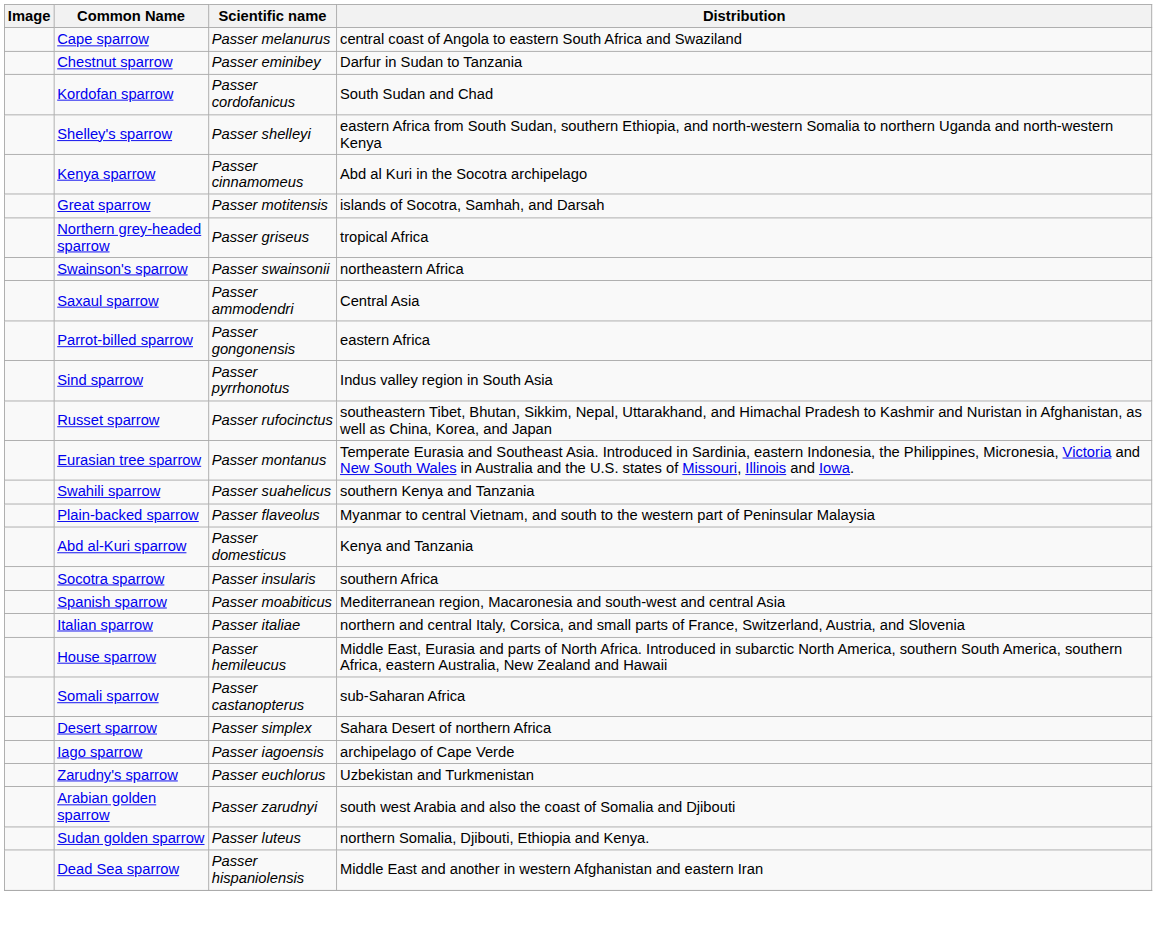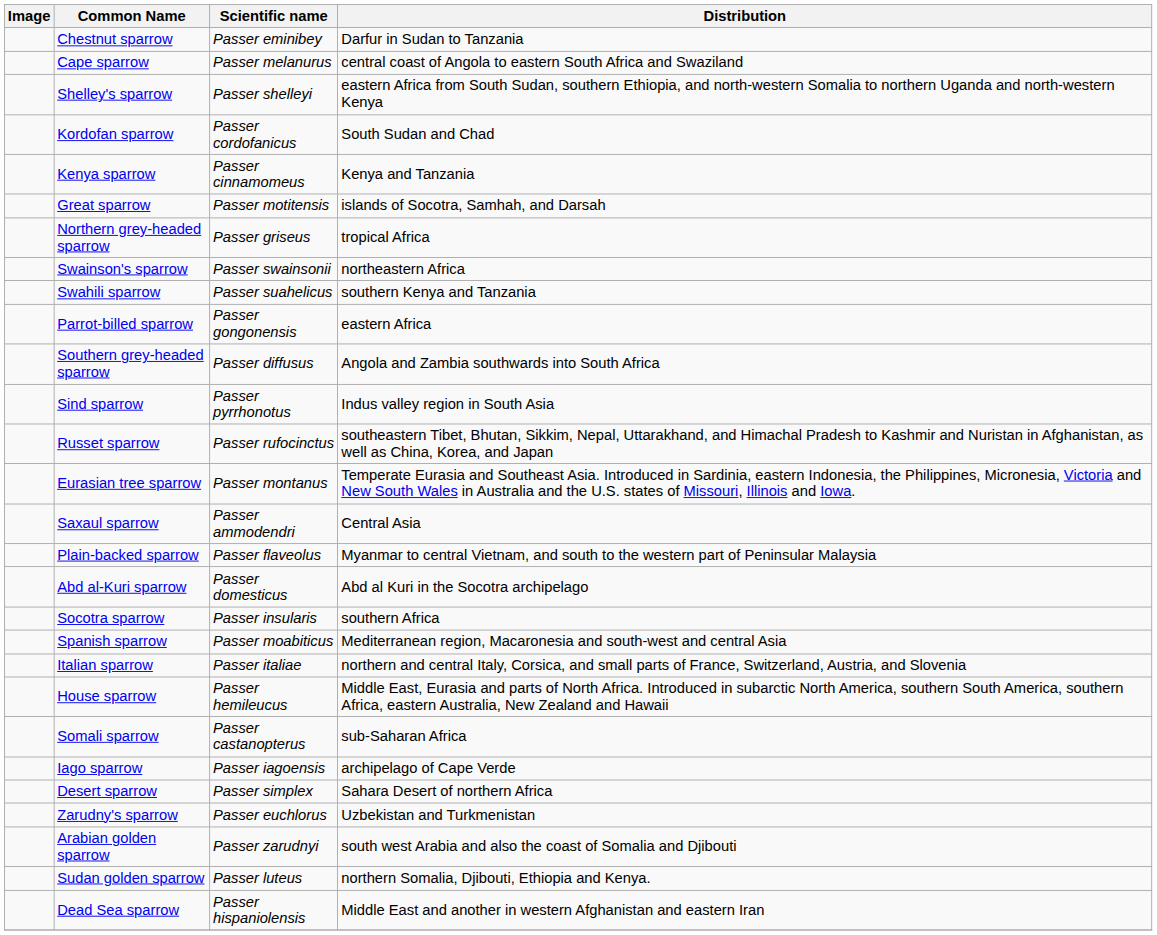rows swapped: (103, 39) <-> (115, 62)
rows swapped: (115, 94) <-> (115, 134)
(464, 174) Abd al Kuri in the Socotra archipelago -> (408, 174) Kenya and Tanzania
rows swapped: (109, 492) <-> (108, 300)
+ row: (130, 364)
(407, 547) Kenya and Tanzania -> (465, 586) Abd al Kuri in the Socotra archipelago
rows swapped: (100, 751) <-> (107, 728)
